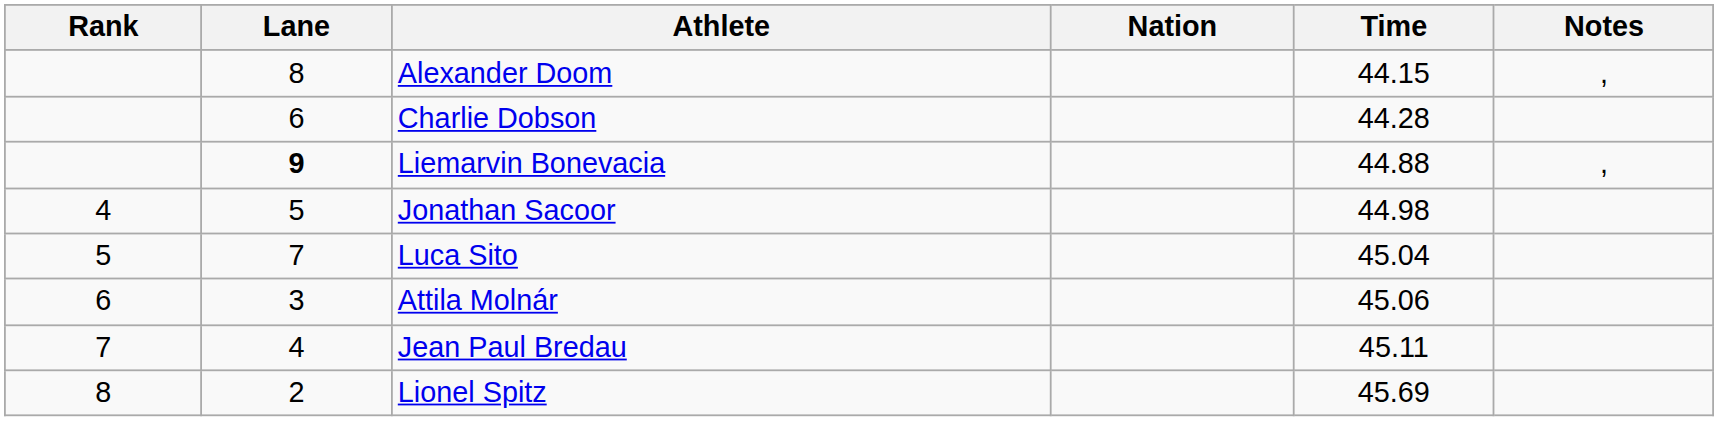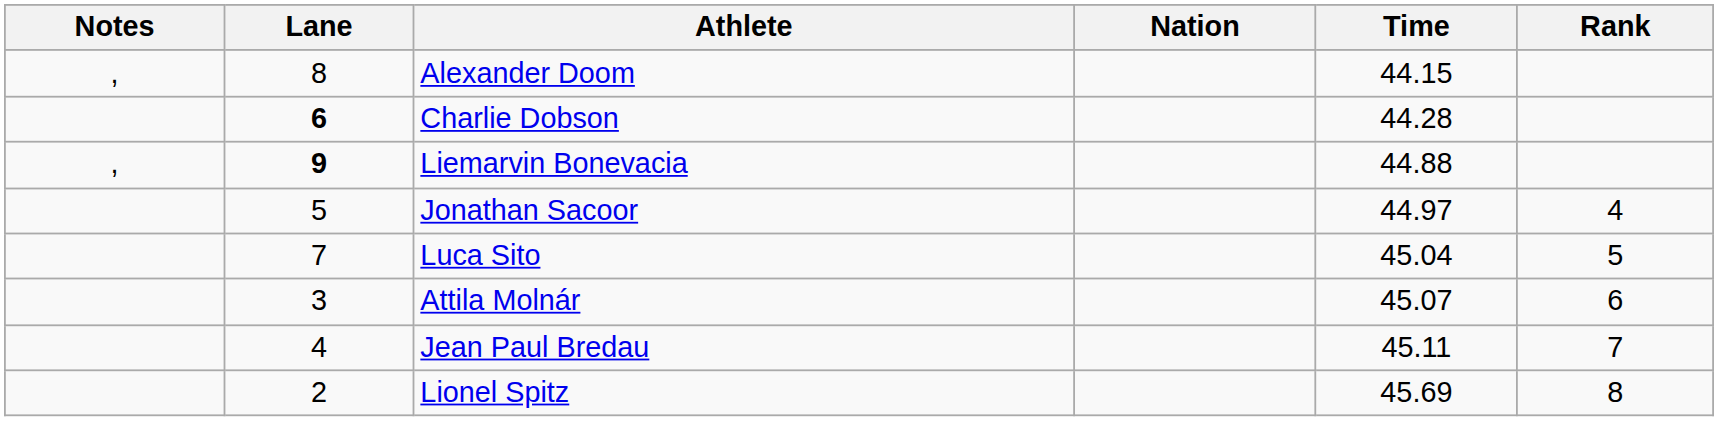columns swapped: (103, 27) <-> (1604, 27)
(296, 118) normal -> (319, 118) bold
(1394, 210) 44.98 -> (1416, 210) 44.97
(1394, 301) 45.06 -> (1416, 301) 45.07
